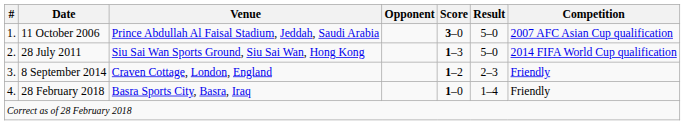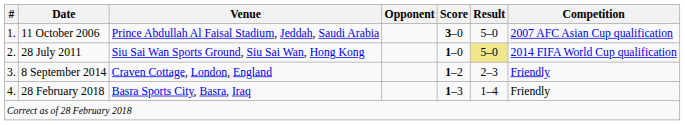(454, 52) 1–3 -> (454, 52) 1–0
(489, 52) no background -> (489, 52) khaki background
(454, 91) 1–0 -> (454, 91) 1–3
